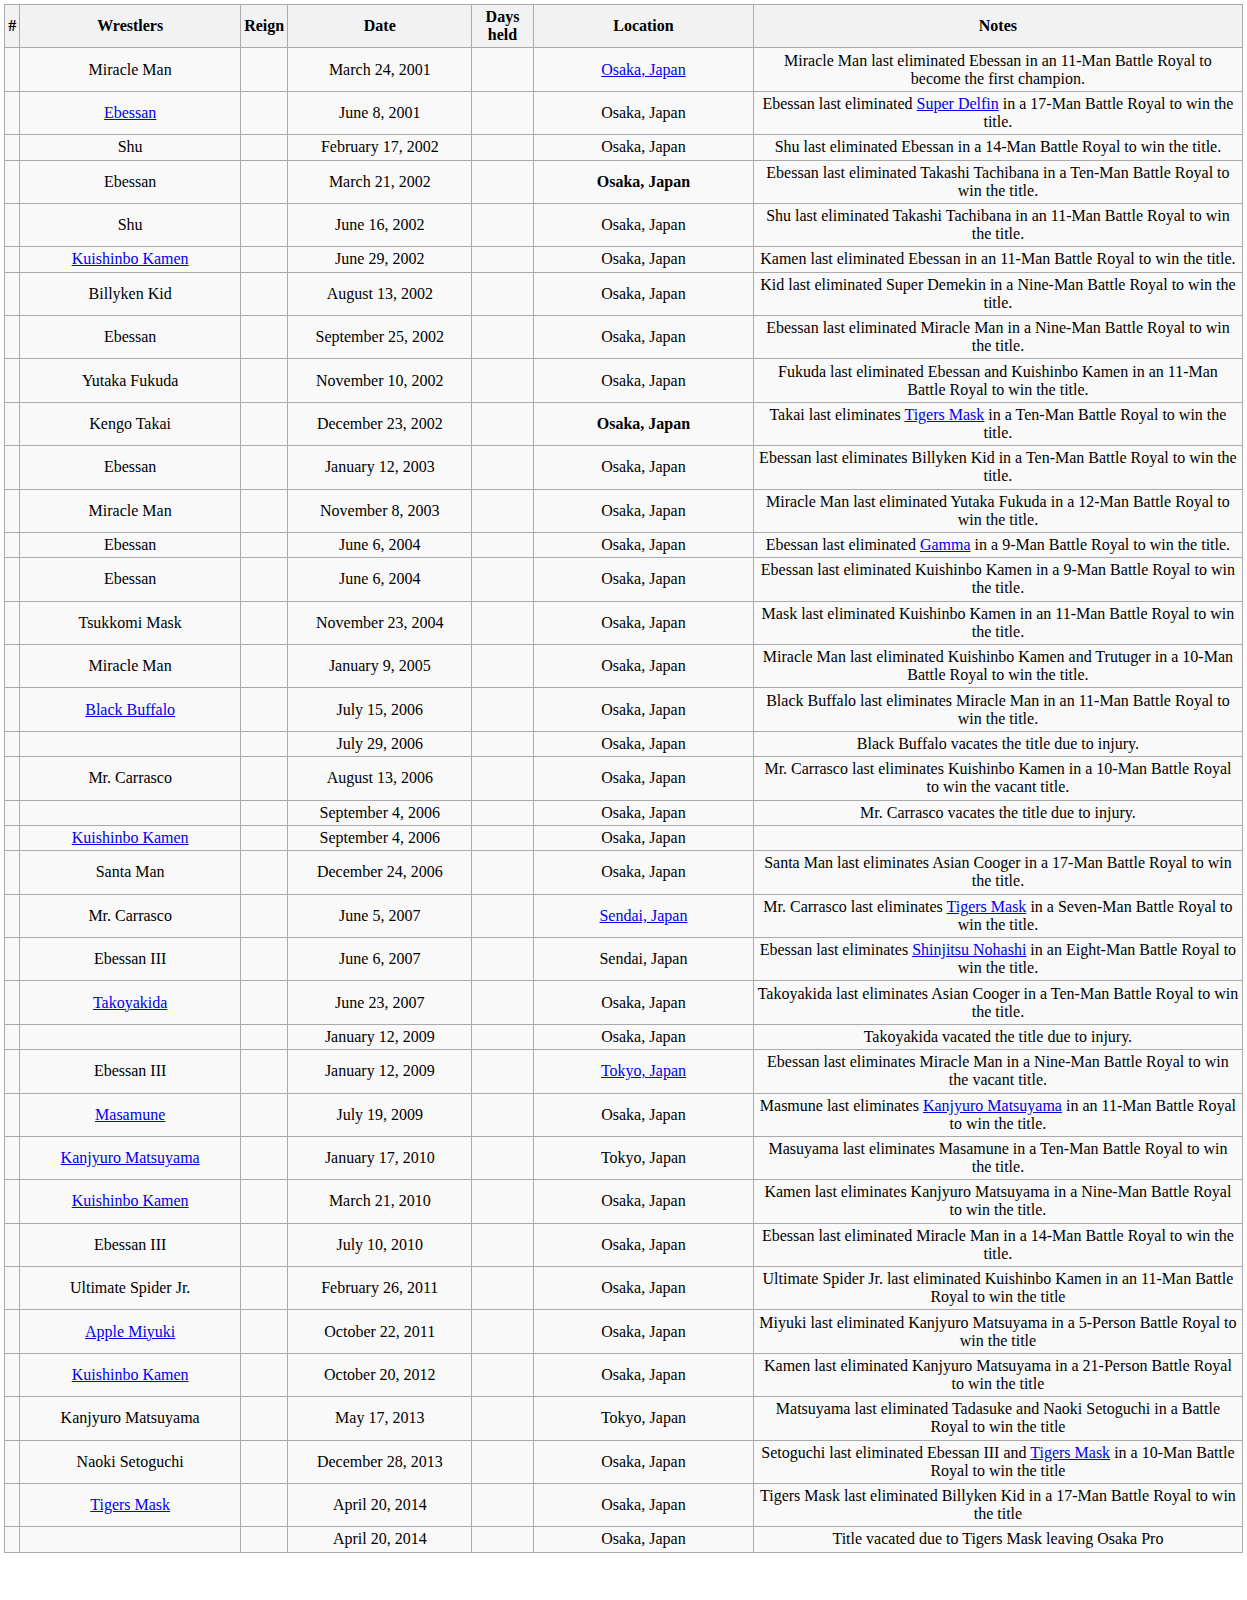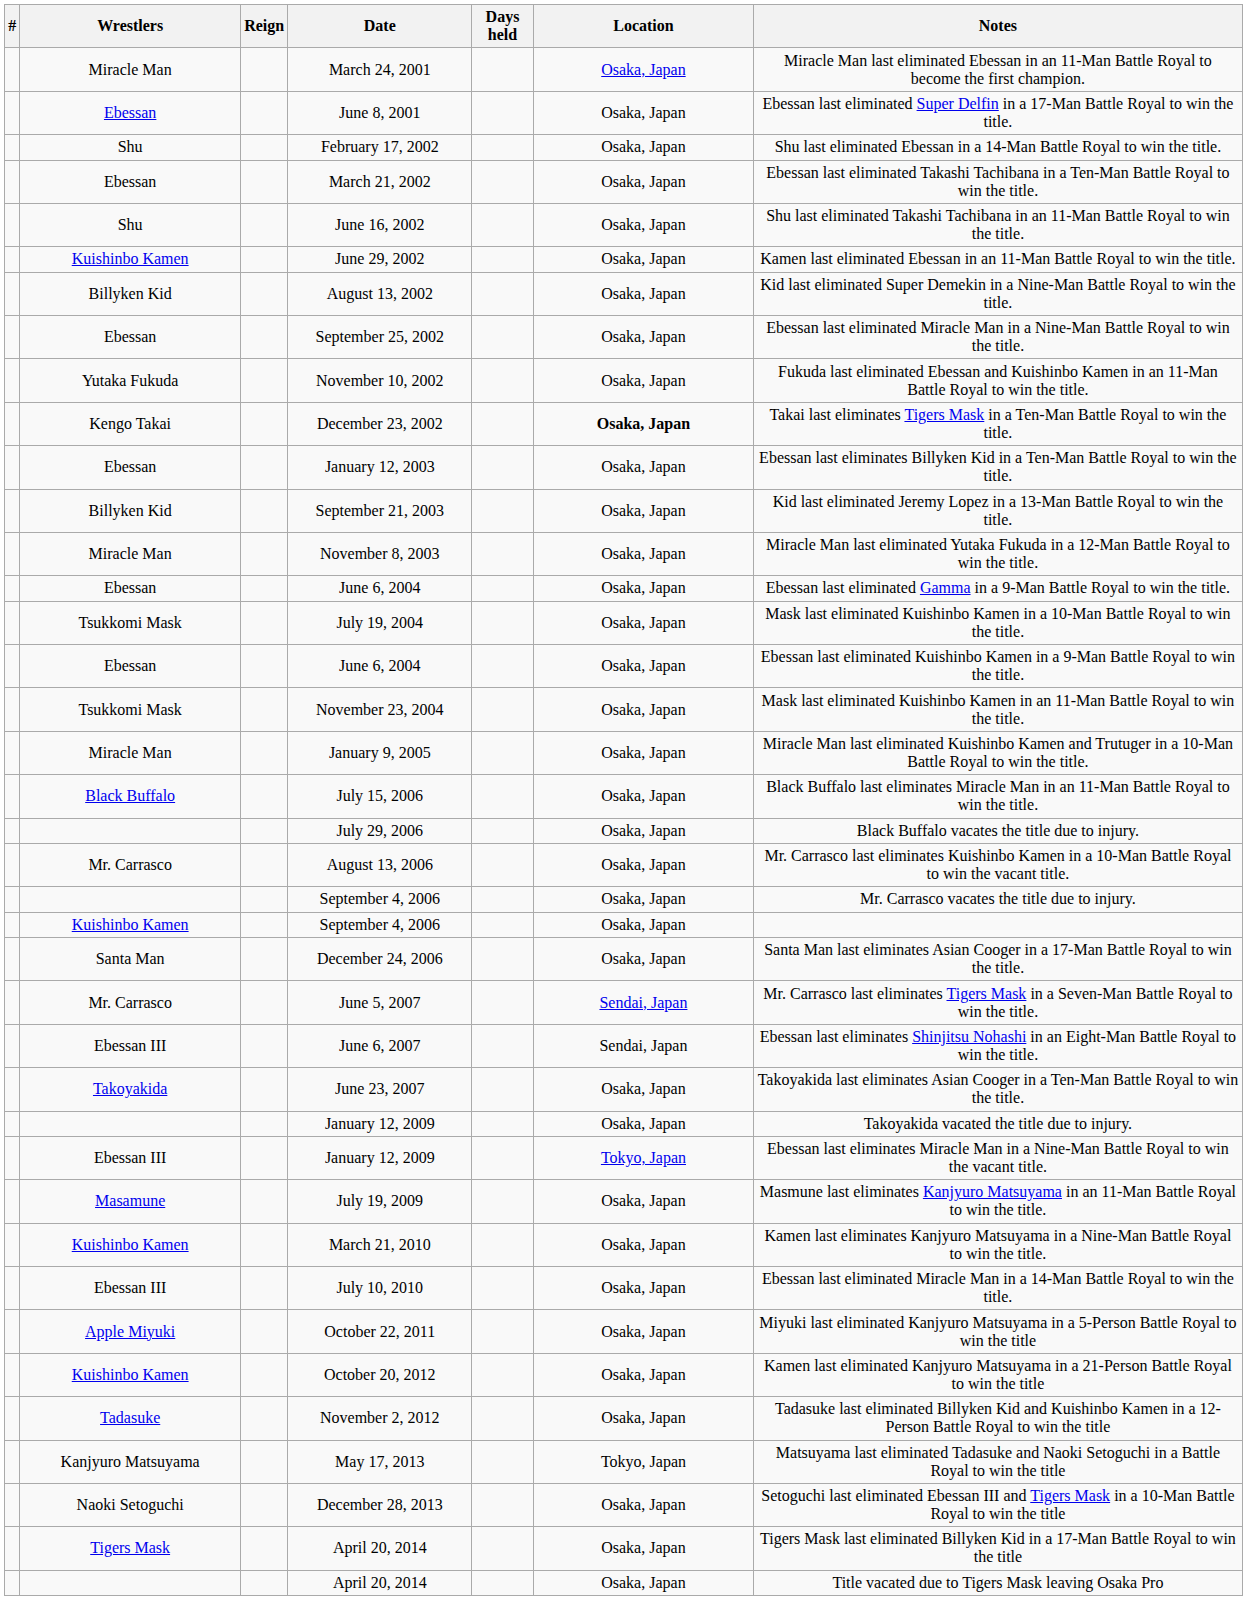(643, 181) bold -> (643, 181) normal
+ row: (130, 510)
+ row: (130, 622)
- row: (130, 1158)
- row: (130, 1288)
+ row: (130, 1418)
